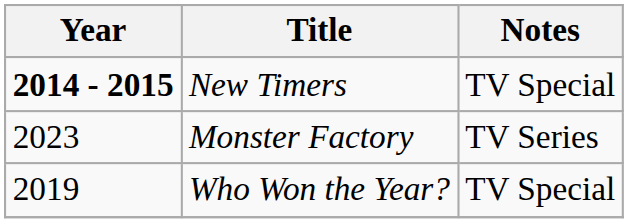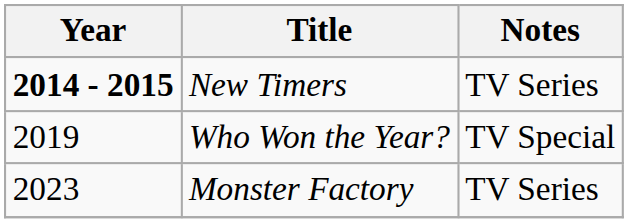(540, 83) TV Special -> (532, 83) TV Series
rows swapped: (319, 189) <-> (301, 136)
